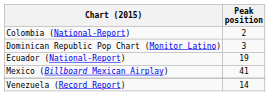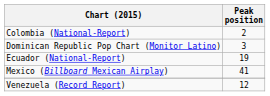(244, 85) 14 -> (244, 85) 12
